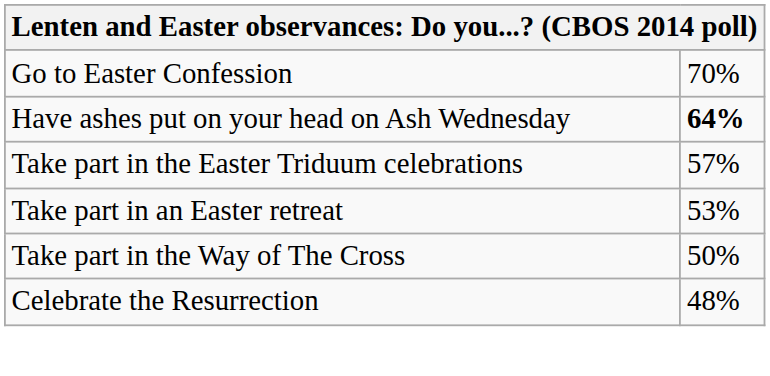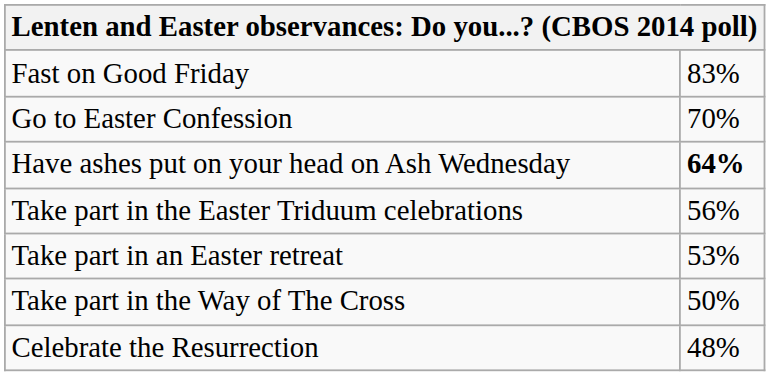+ row: (130, 73)
(713, 164) 57% -> (713, 210) 56%
